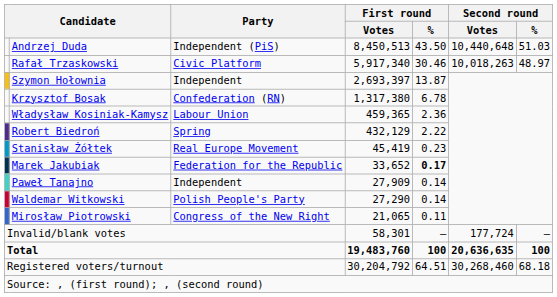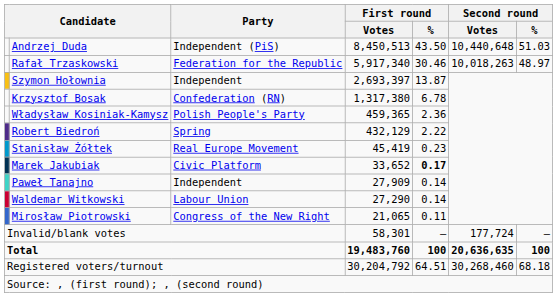(217, 64) Civic Platform -> (258, 64) Federation for the Republic
(211, 115) Labour Union -> (239, 115) Polish People's Party
(258, 165) Federation for the Republic -> (217, 165) Civic Platform
(239, 199) Polish People's Party -> (211, 199) Labour Union
